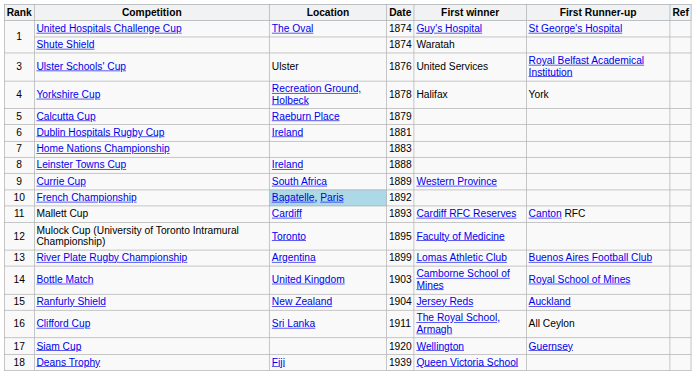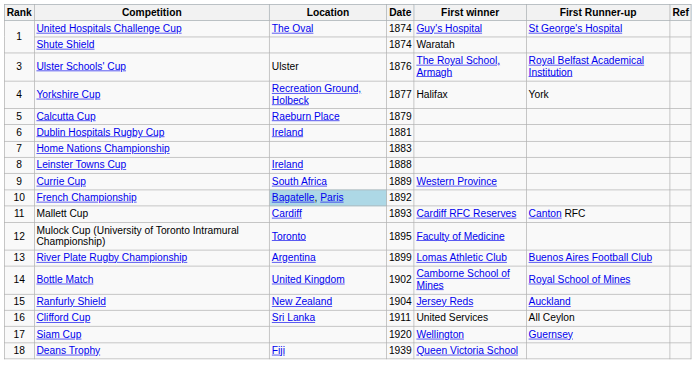(452, 67) United Services -> (458, 67) The Royal School, Armagh
(400, 94) 1878 -> (400, 94) 1877
(400, 280) 1903 -> (400, 280) 1902
(458, 324) The Royal School, Armagh -> (452, 318) United Services
